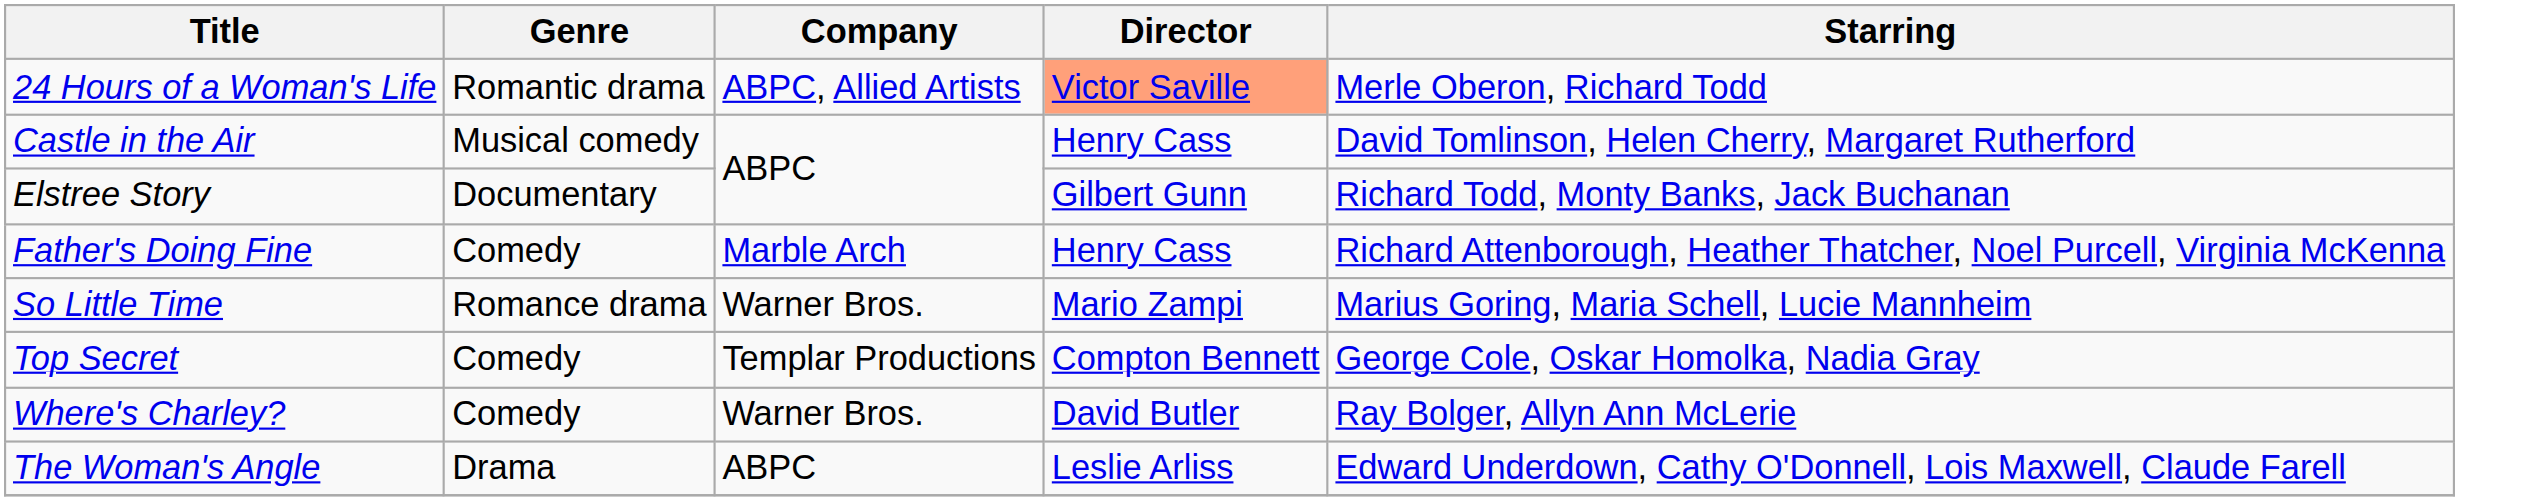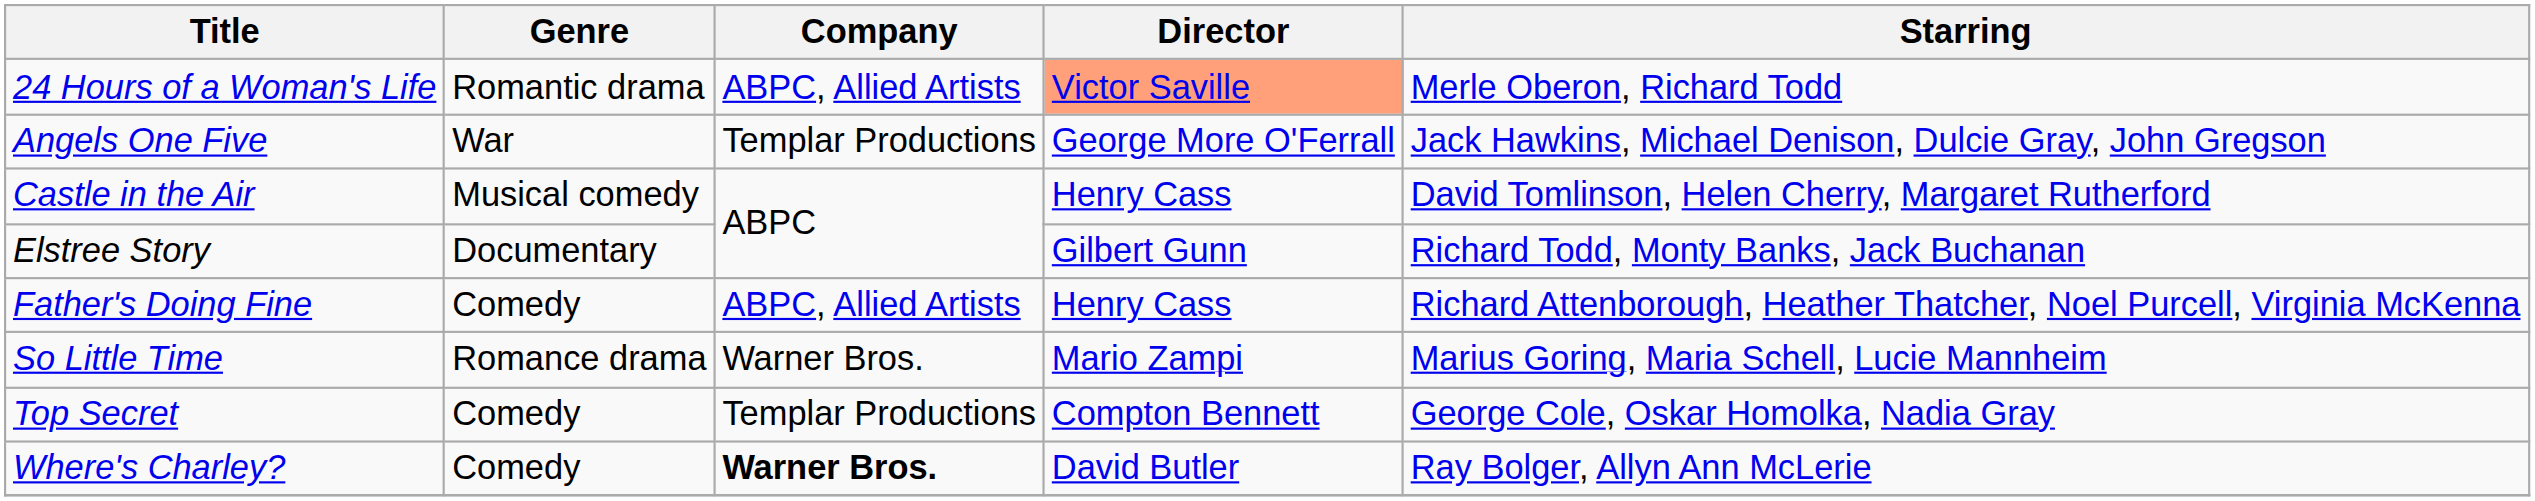+ row: (140, 140)
(814, 250) Marble Arch -> (872, 304) ABPC, Allied Artists
(823, 413) normal -> (830, 468) bold
- row: (167, 468)
